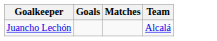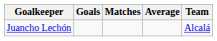+ column: (162, 12)
